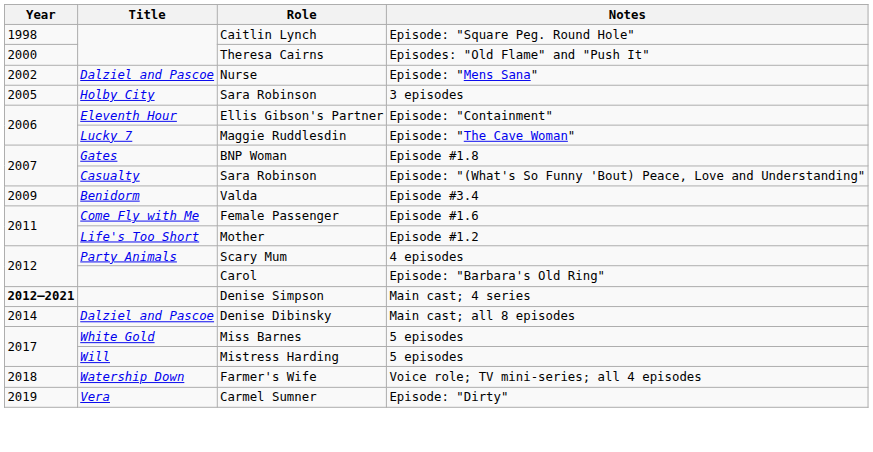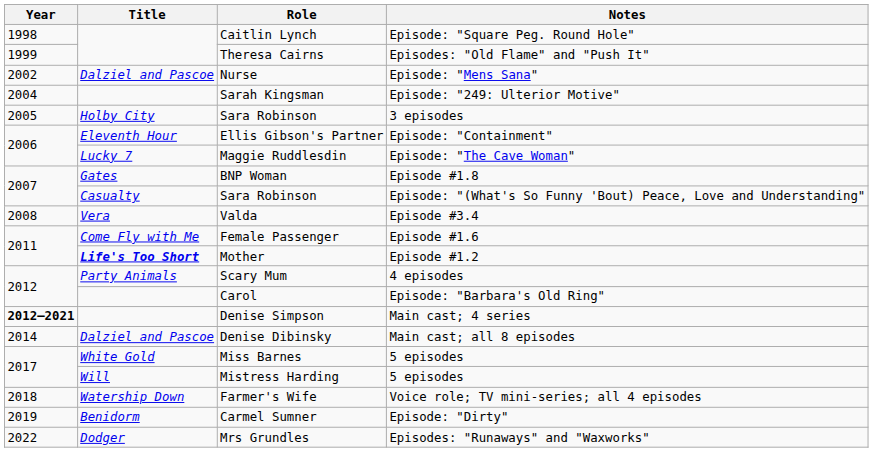(22, 55) 2000 -> (22, 55) 1999
+ row: (272, 95)
(22, 196) 2009 -> (22, 216) 2008
(110, 196) Benidorm -> (95, 216) Vera
(140, 236) normal -> (140, 256) bold
(95, 397) Vera -> (110, 417) Benidorm
+ row: (265, 437)
